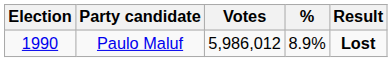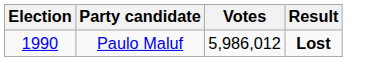- column: (307, 17)
